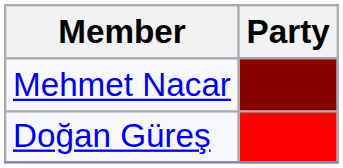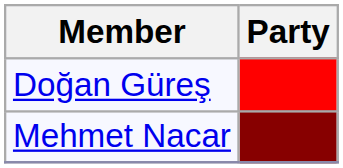rows swapped: (112, 137) <-> (122, 84)
